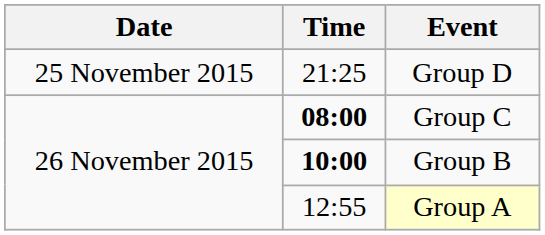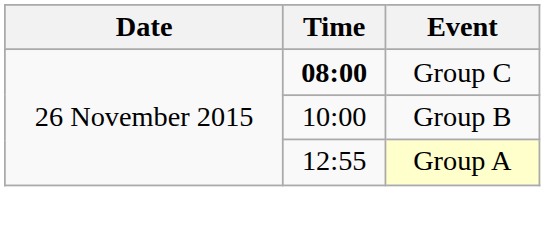- row: (462, 71)
(334, 161) bold -> (334, 116) normal
